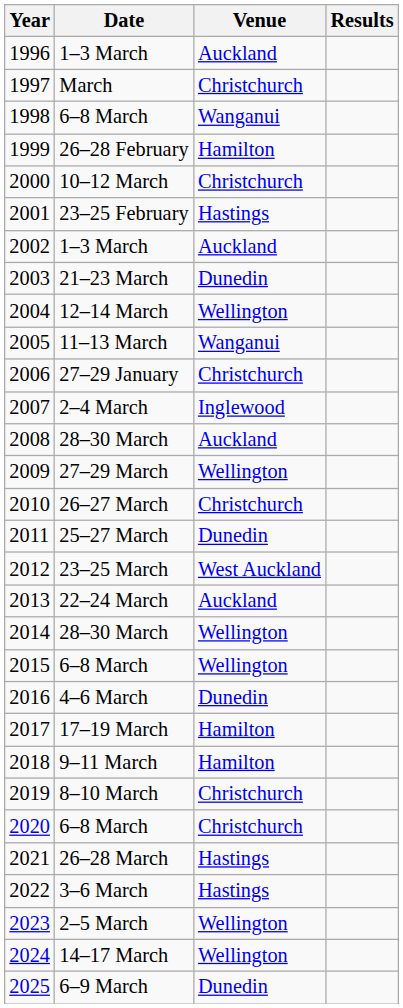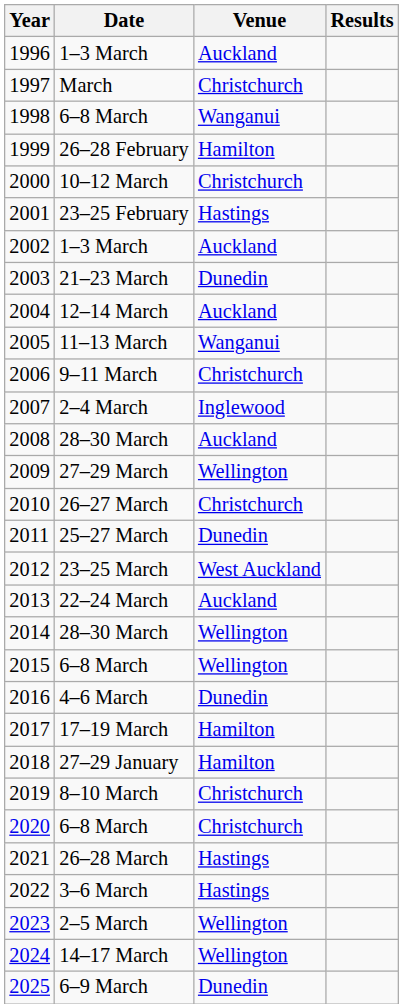(243, 310) Wellington -> (237, 310) Auckland
(119, 375) 27–29 January -> (108, 375) 9–11 March
(108, 761) 9–11 March -> (119, 761) 27–29 January
